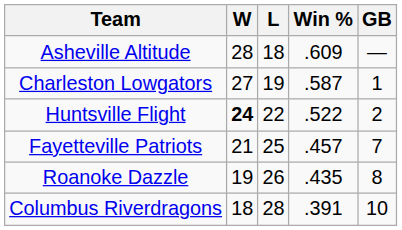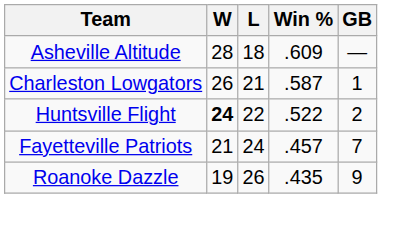(242, 83) 27 -> (222, 83) 26
(273, 83) 19 -> (254, 83) 21
(273, 146) 25 -> (254, 146) 24
(377, 177) 8 -> (357, 177) 9
- row: (116, 209)
